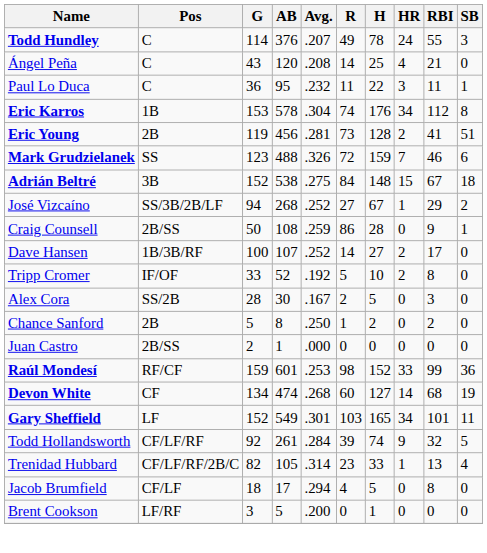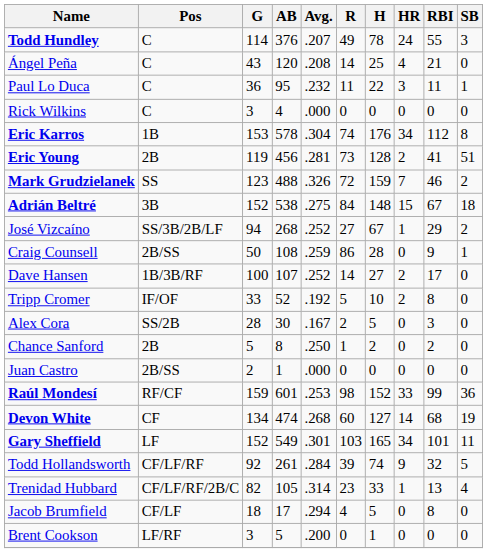+ row: (47, 110)
(464, 157) 6 -> (464, 181) 2
